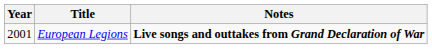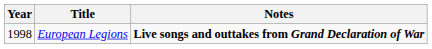(20, 33) 2001 -> (20, 33) 1998
